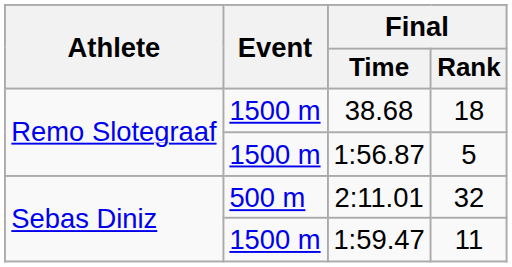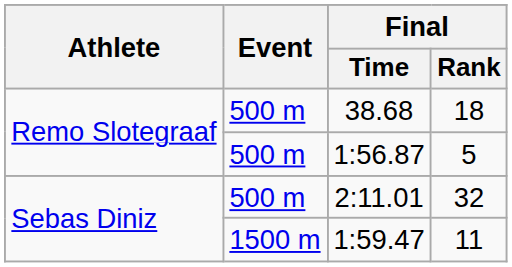(275, 111) 1500 m -> (267, 111) 500 m
(275, 154) 1500 m -> (267, 154) 500 m
